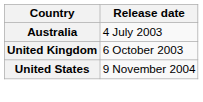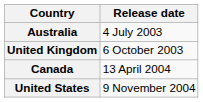+ row: (52, 69)
